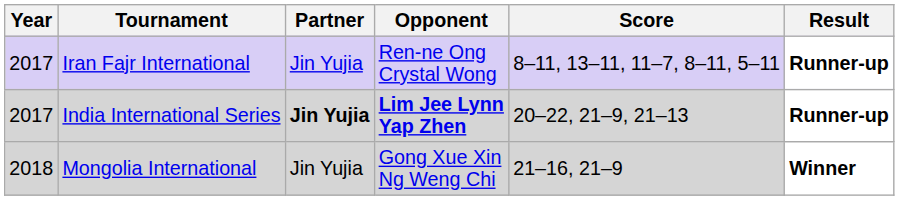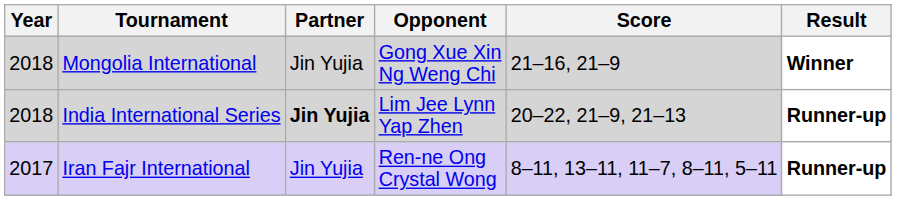rows swapped: (156, 63) <-> (159, 169)
(31, 116) 2017 -> (31, 116) 2018
(441, 116) bold -> (437, 116) normal
